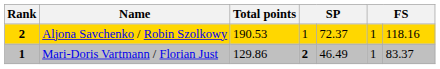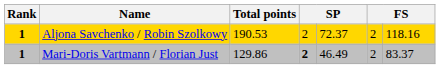(22, 34) 2 -> (22, 34) 1
(305, 34) 1 -> (305, 34) 2
(373, 34) 1 -> (373, 34) 2
(373, 53) 1 -> (373, 53) 2
